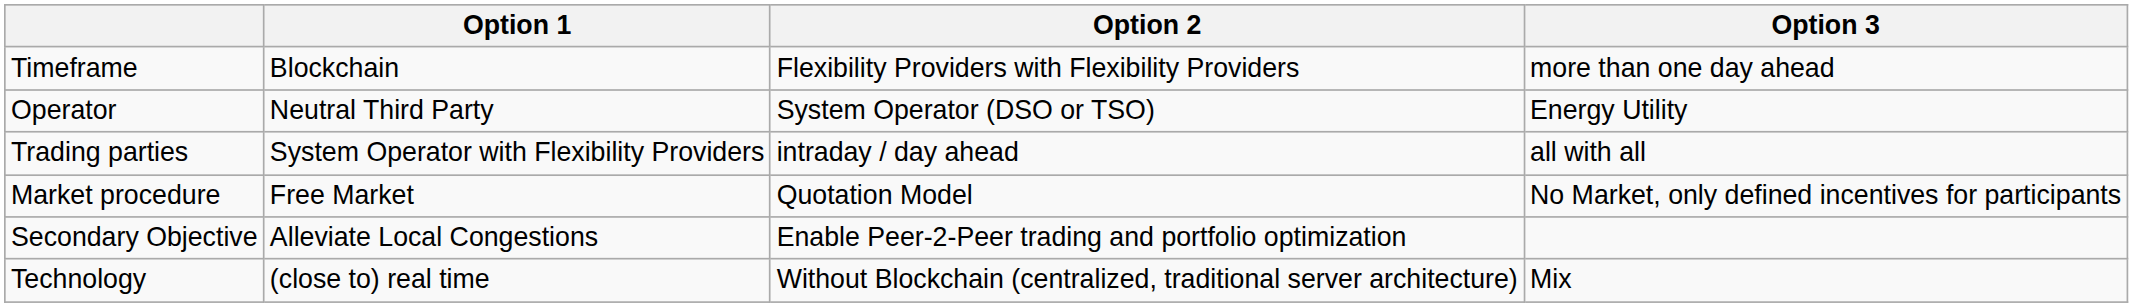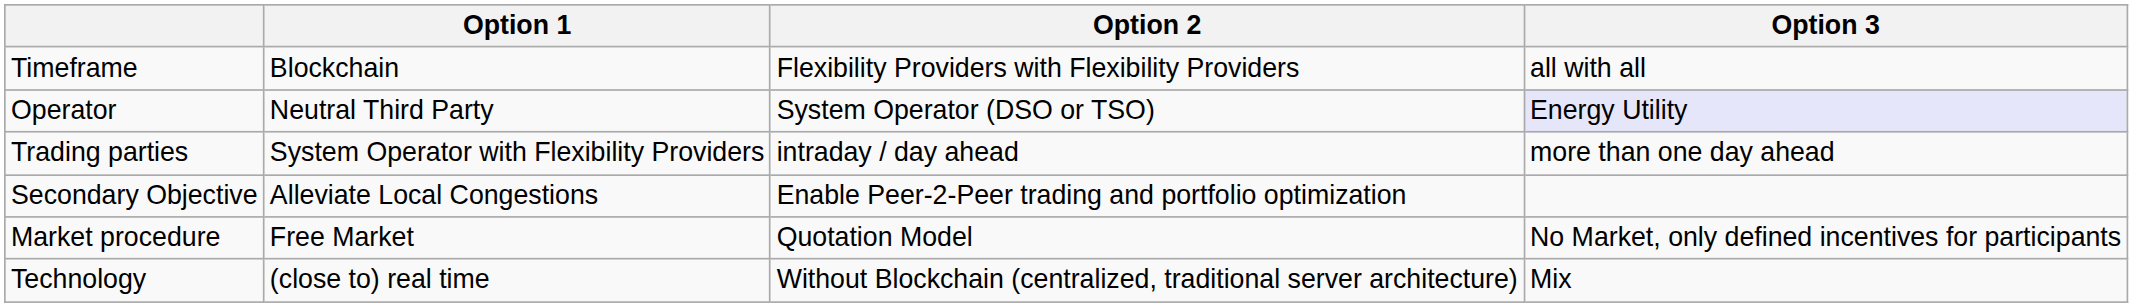(1682, 68) more than one day ahead -> (1588, 68) all with all
(1609, 110) no background -> (1609, 110) lavender background
(1588, 152) all with all -> (1682, 152) more than one day ahead
rows swapped: (116, 195) <-> (134, 237)
